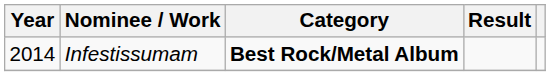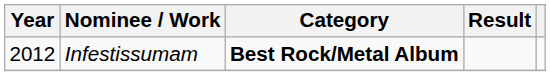(32, 53) 2014 -> (32, 53) 2012
